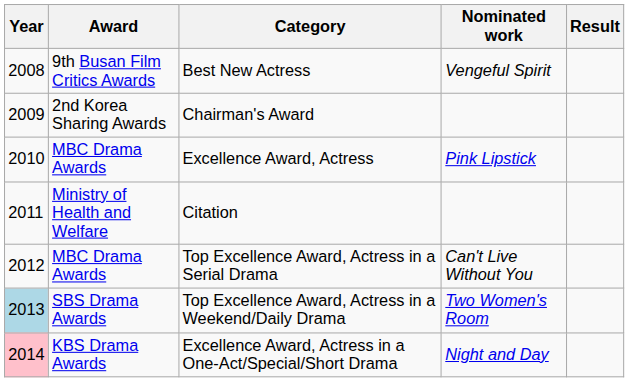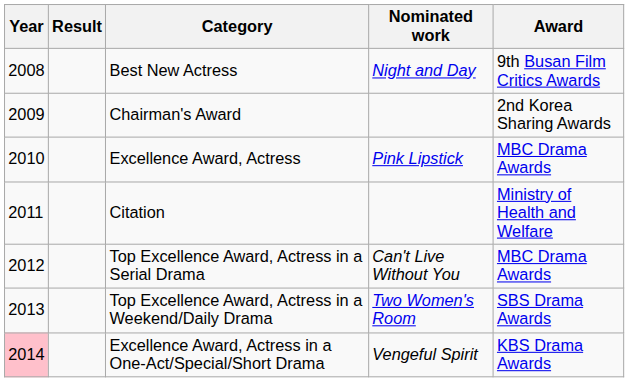columns swapped: (114, 26) <-> (595, 26)
(498, 70) Vengeful Spirit -> (424, 70) Night and Day
(26, 310) lightblue background -> (26, 310) no background
(497, 354) Night and Day -> (425, 354) Vengeful Spirit
